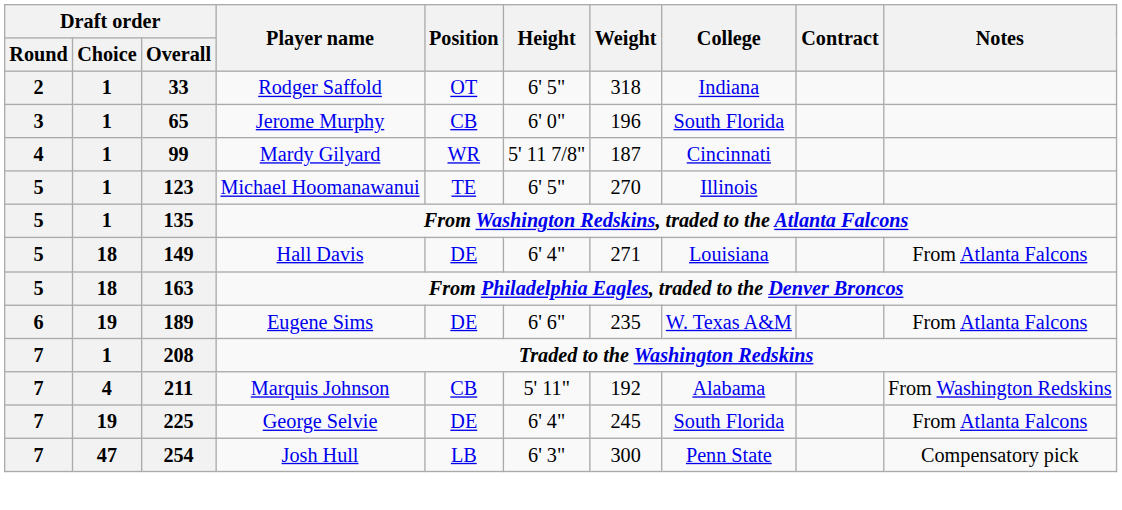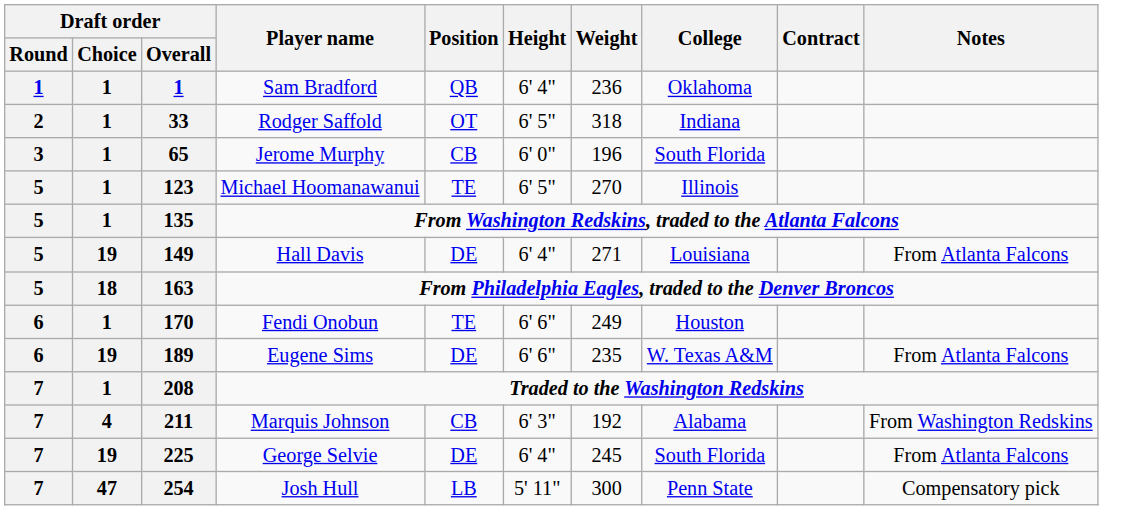+ row: (320, 88)
- row: (320, 154)
(107, 254) 18 -> (107, 254) 19
+ row: (320, 321)
(547, 388) 5' 11" -> (537, 421) 6' 3"
(547, 454) 6' 3" -> (537, 488) 5' 11"
